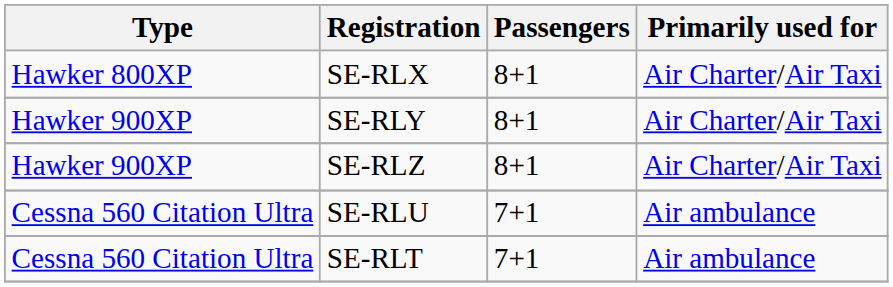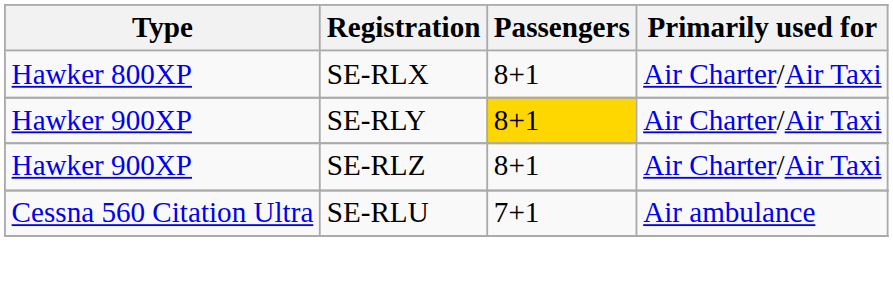(517, 119) no background -> (517, 119) gold background
- row: (375, 258)
